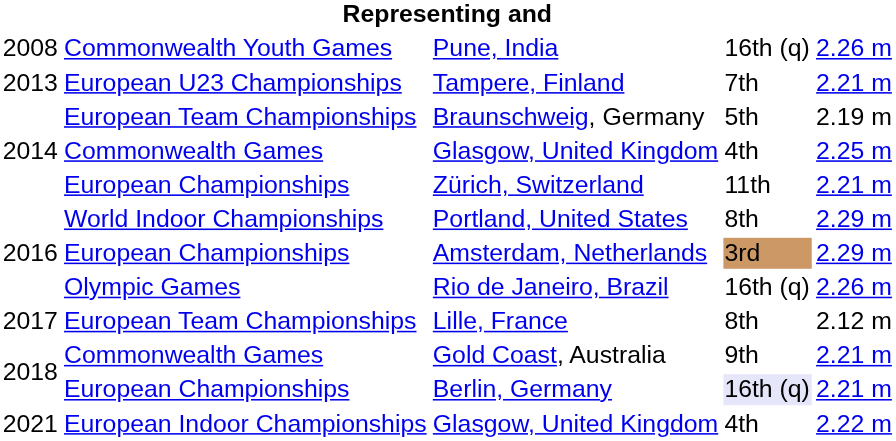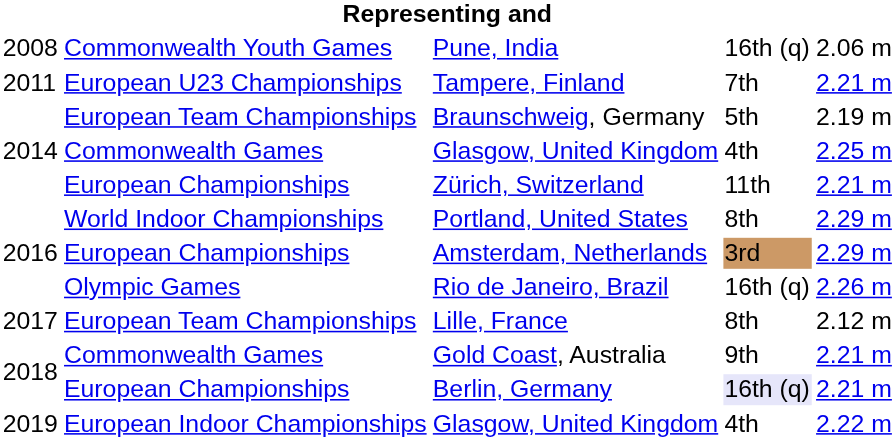(854, 48) 2.26 m -> (854, 48) 2.06 m
(30, 82) 2013 -> (29, 82) 2011
(30, 423) 2021 -> (30, 423) 2019
